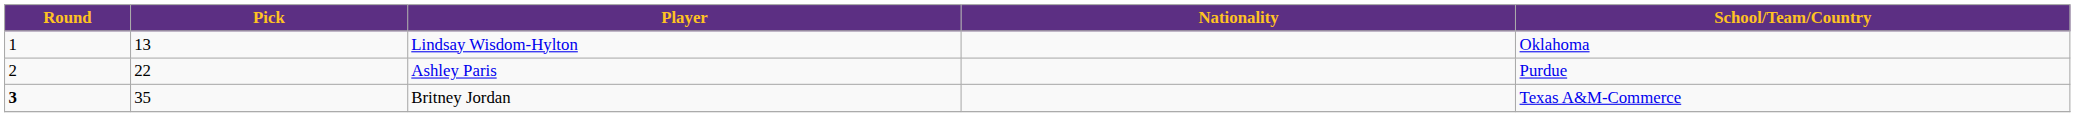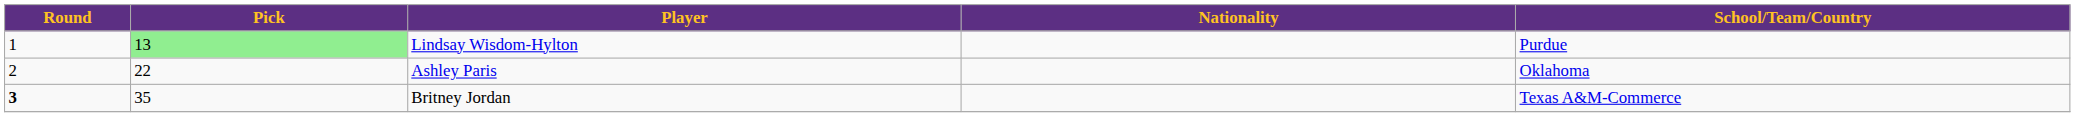(143, 44) no background -> (143, 44) lightgreen background
(1555, 44) Oklahoma -> (1543, 44) Purdue
(1543, 71) Purdue -> (1555, 71) Oklahoma
